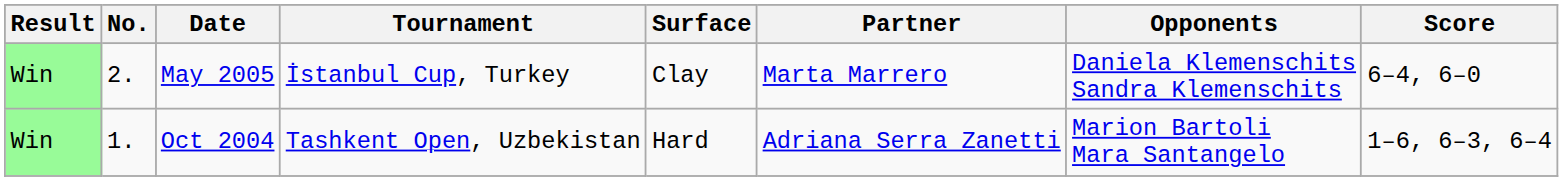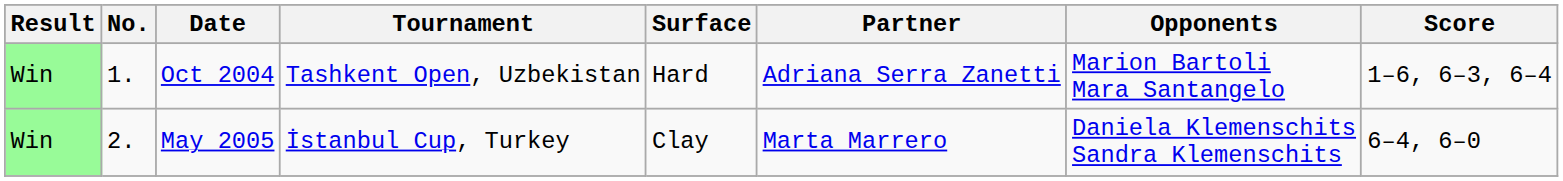rows swapped: (218, 142) <-> (218, 76)
